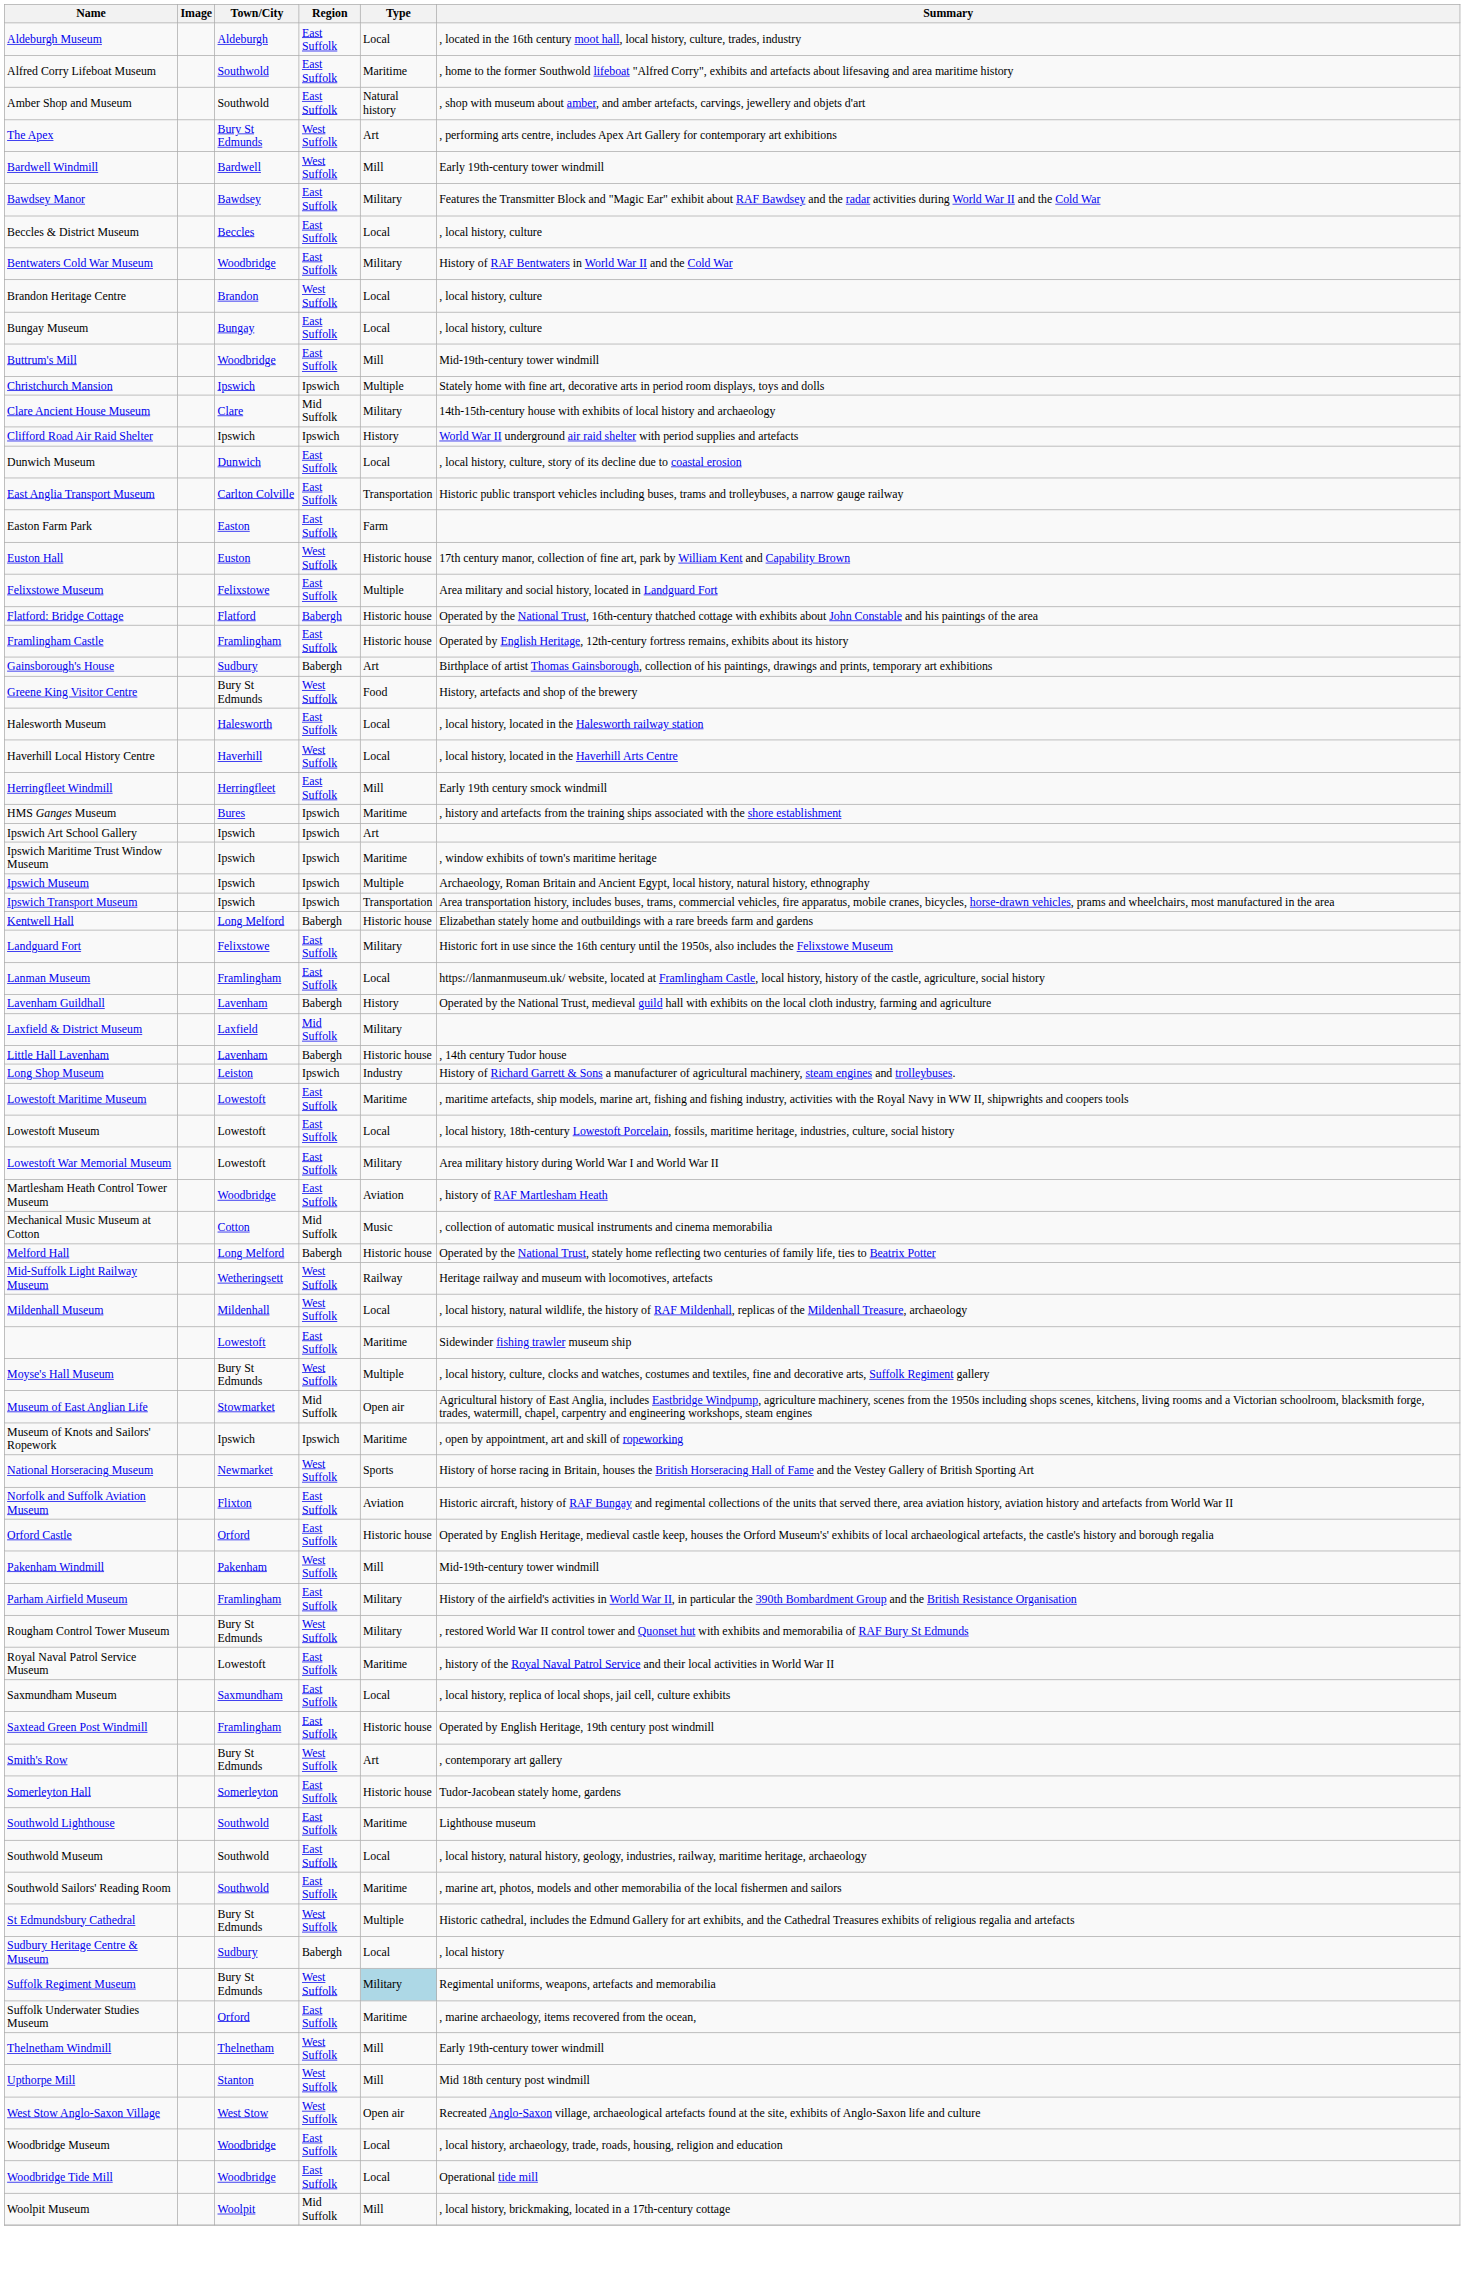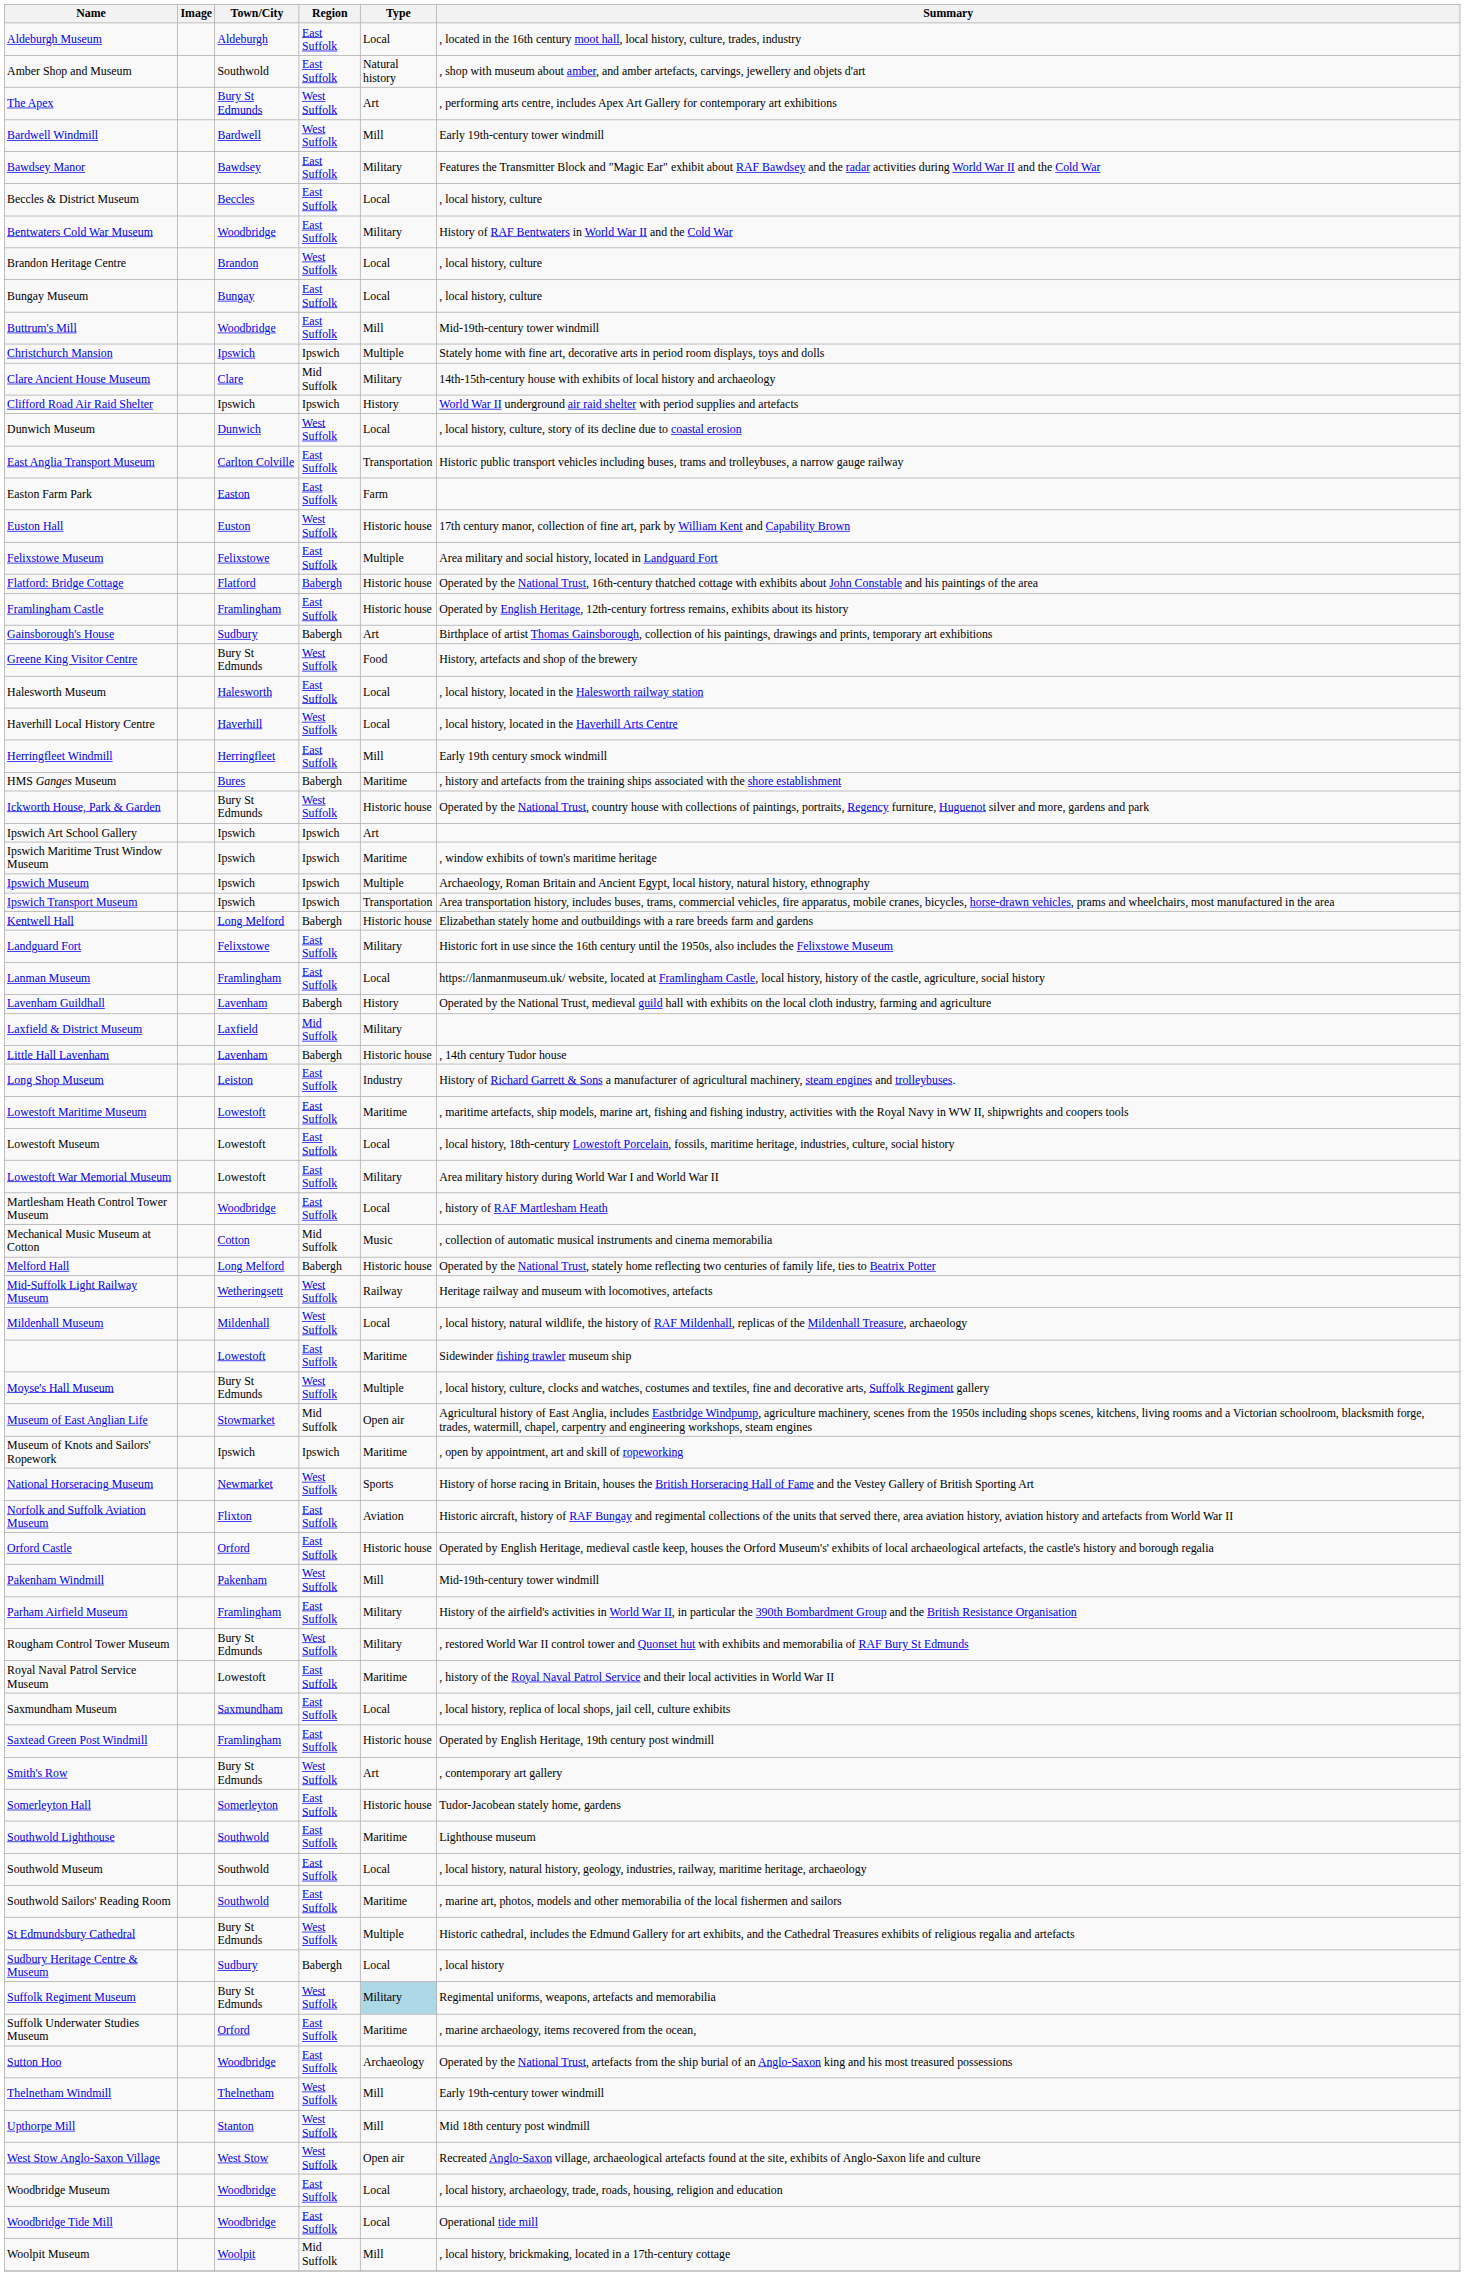- row: (82, 71)
(320, 462) East Suffolk -> (320, 429) West Suffolk
(321, 813) Ipswich -> (322, 781) Babergh
+ row: (84, 807)
(321, 1073) Ipswich -> (320, 1080) East Suffolk
(383, 1195) Aviation -> (377, 1208) Local
+ row: (34, 2062)
